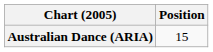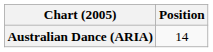(182, 36) 15 -> (182, 36) 14
